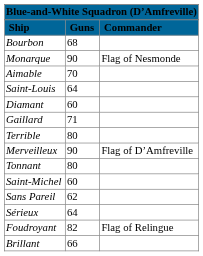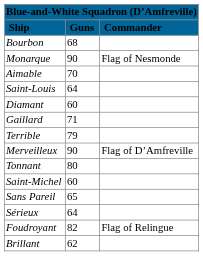(72, 135) 80 -> (72, 135) 79
(72, 197) 62 -> (72, 197) 65
(72, 243) 66 -> (72, 243) 62
